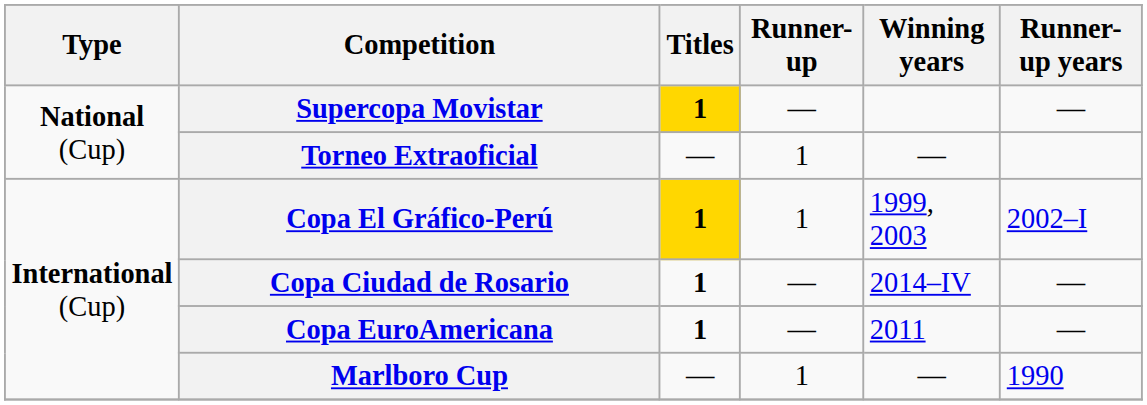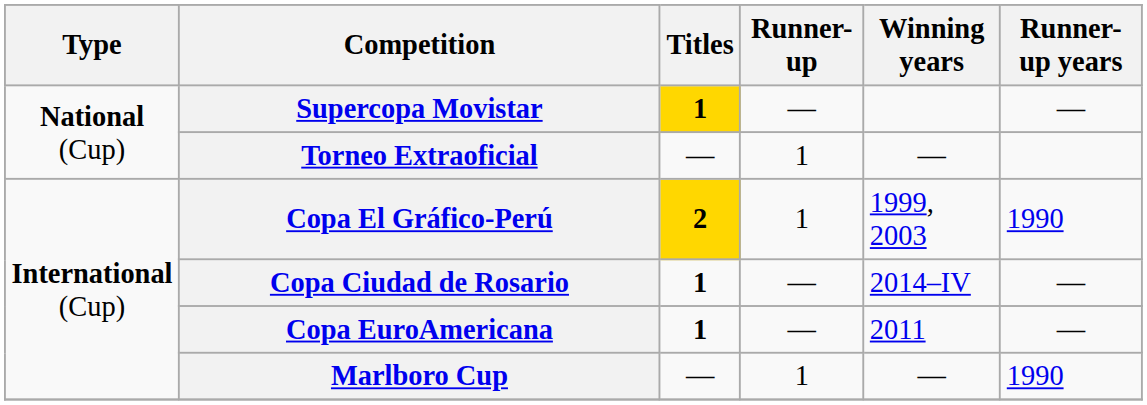(700, 219) 1 -> (700, 219) 2
(1047, 219) 2002–I -> (1035, 219) 1990
